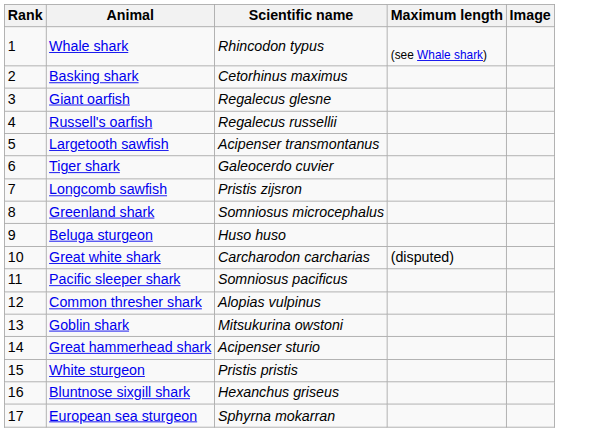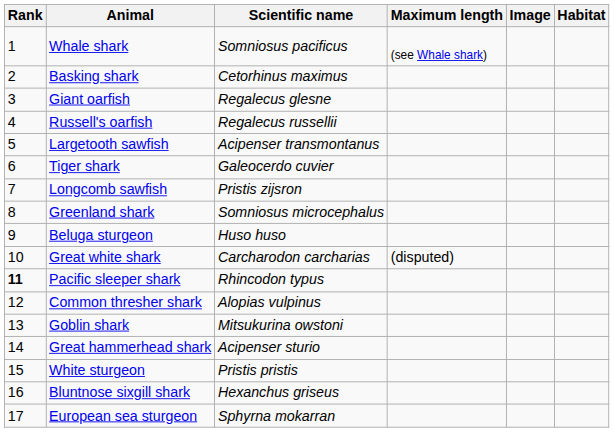+ column: (581, 15)
(271, 46) Rhincodon typus -> (283, 46) Somniosus pacificus
(15, 280) normal -> (15, 280) bold
(283, 280) Somniosus pacificus -> (271, 280) Rhincodon typus
